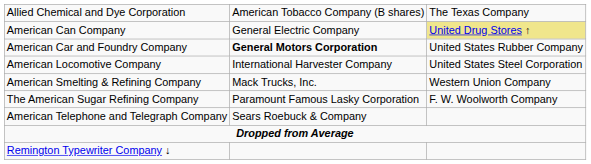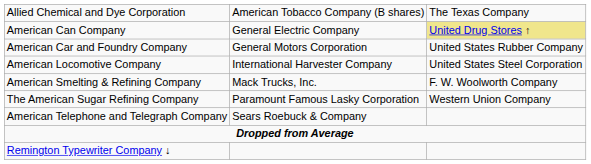(305, 47) bold -> (300, 47) normal
(490, 82) Western Union Company -> (493, 82) F. W. Woolworth Company
(493, 99) F. W. Woolworth Company -> (490, 99) Western Union Company
